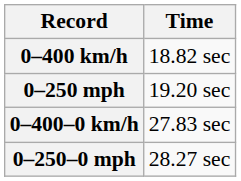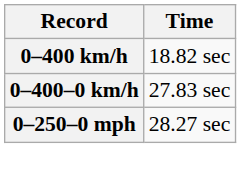- row: (74, 90)
